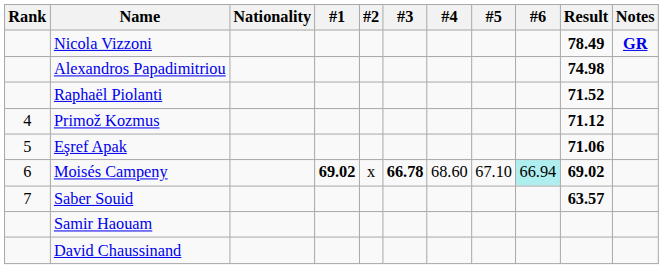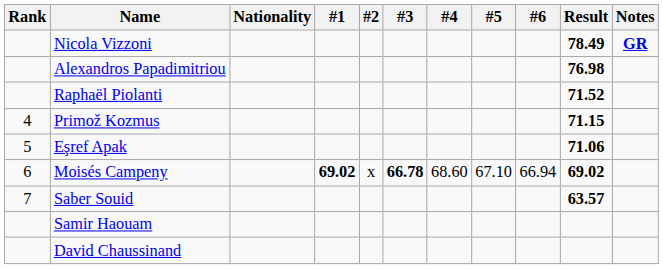(586, 69) 74.98 -> (586, 69) 76.98
(586, 120) 71.12 -> (586, 120) 71.15
(538, 172) paleturquoise background -> (538, 172) no background
